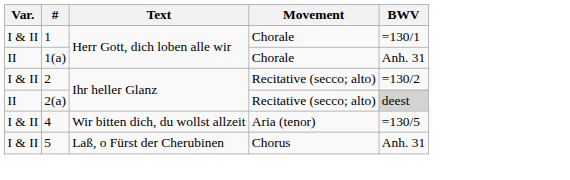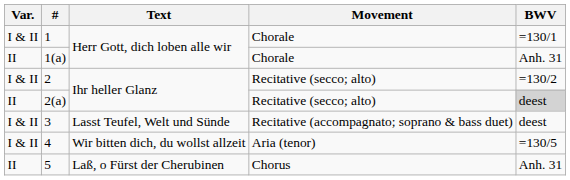+ row: (48, 121)
(23, 143) I & II -> (12, 164) II
